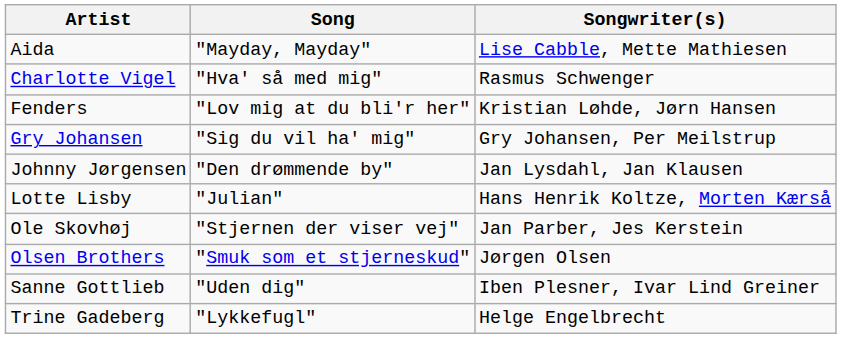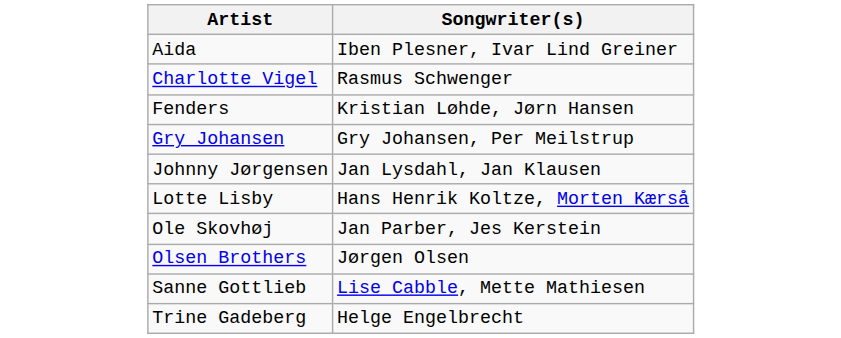- column: (333, 20)
(633, 50) Lise Cabble, Mette Mathiesen -> (508, 50) Iben Plesner, Ivar Lind Greiner
(649, 289) Iben Plesner, Ivar Lind Greiner -> (491, 289) Lise Cabble, Mette Mathiesen
